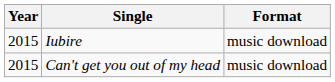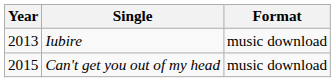(23, 40) 2015 -> (23, 40) 2013
